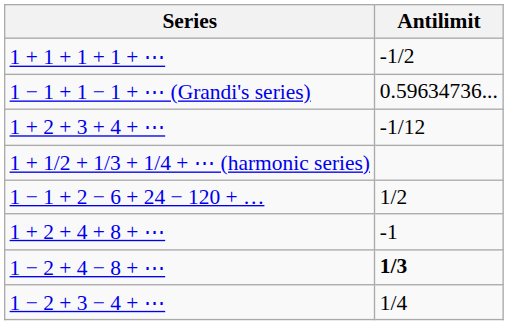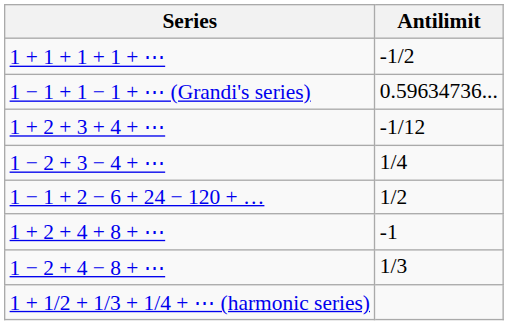rows swapped: (87, 302) <-> (190, 162)
(394, 266) bold -> (394, 266) normal
